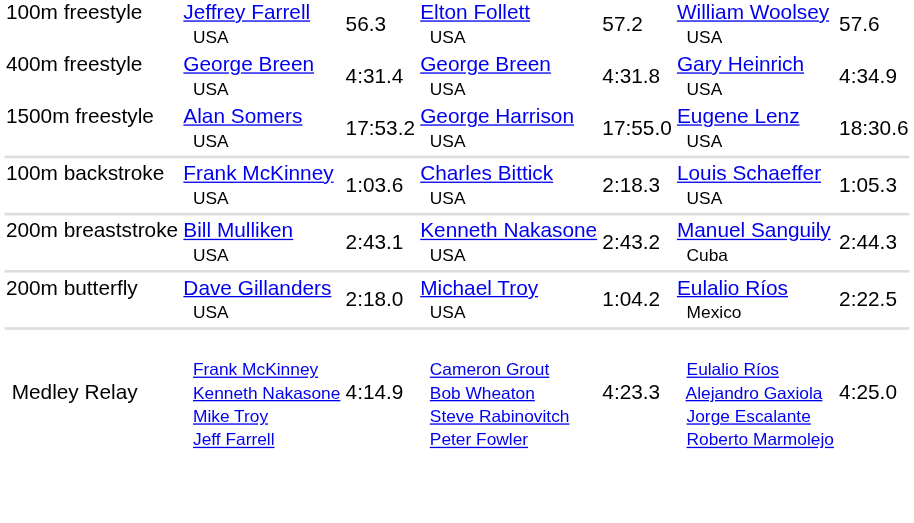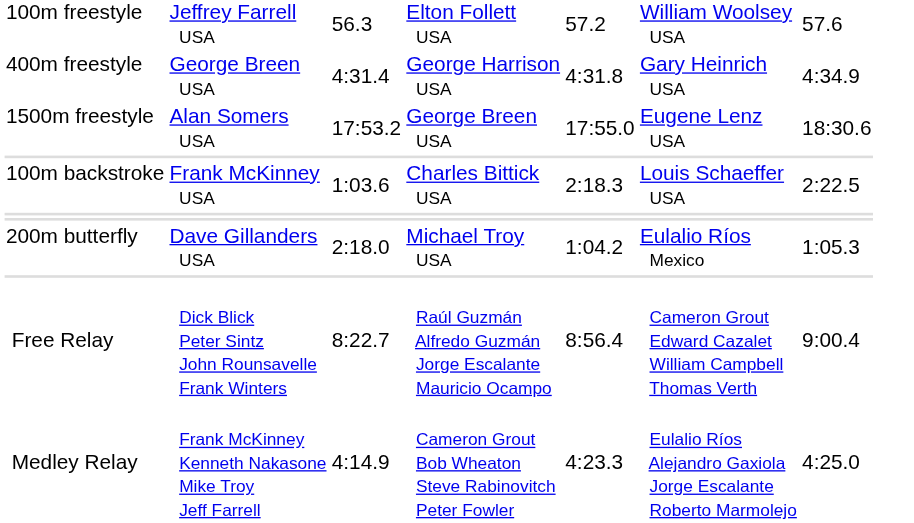(486, 76) George Breen USA -> (483, 76) George Harrison USA
(497, 128) George Harrison USA -> (472, 128) George Breen USA
(868, 185) 1:05.3 -> (831, 185) 2:22.5
- row: (92, 242)
(868, 299) 2:22.5 -> (831, 247) 1:05.3
+ row: (60, 351)
